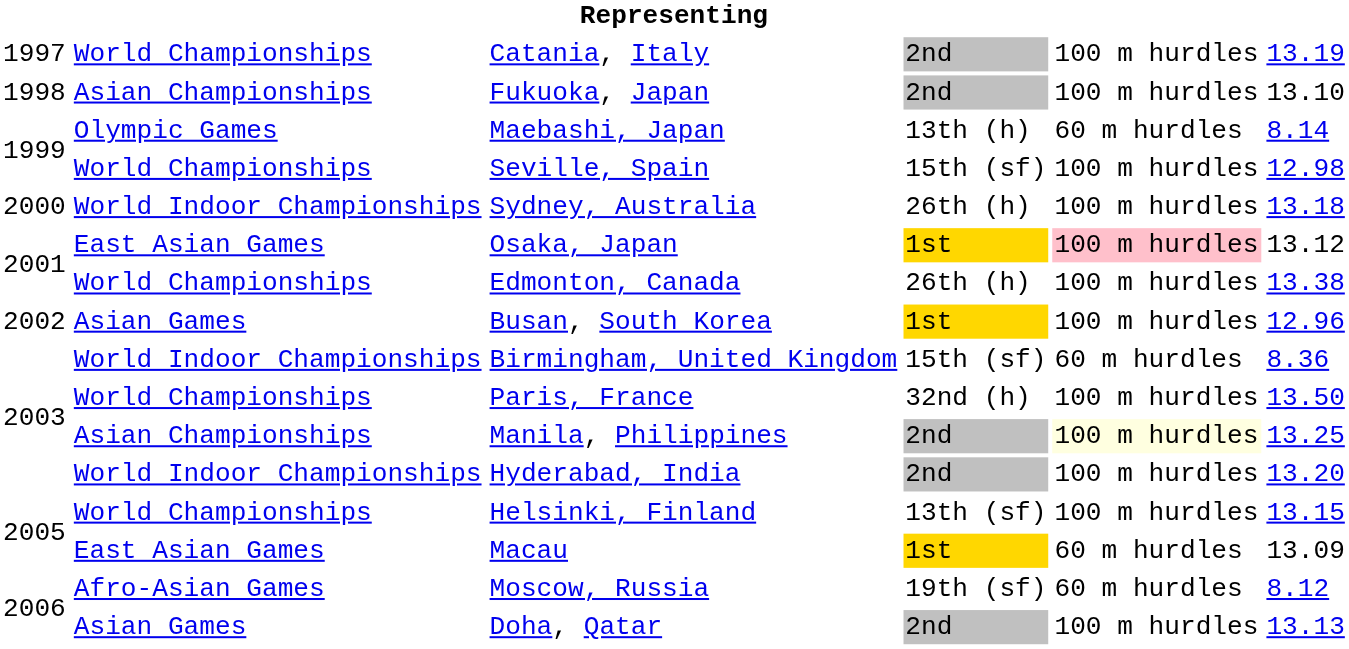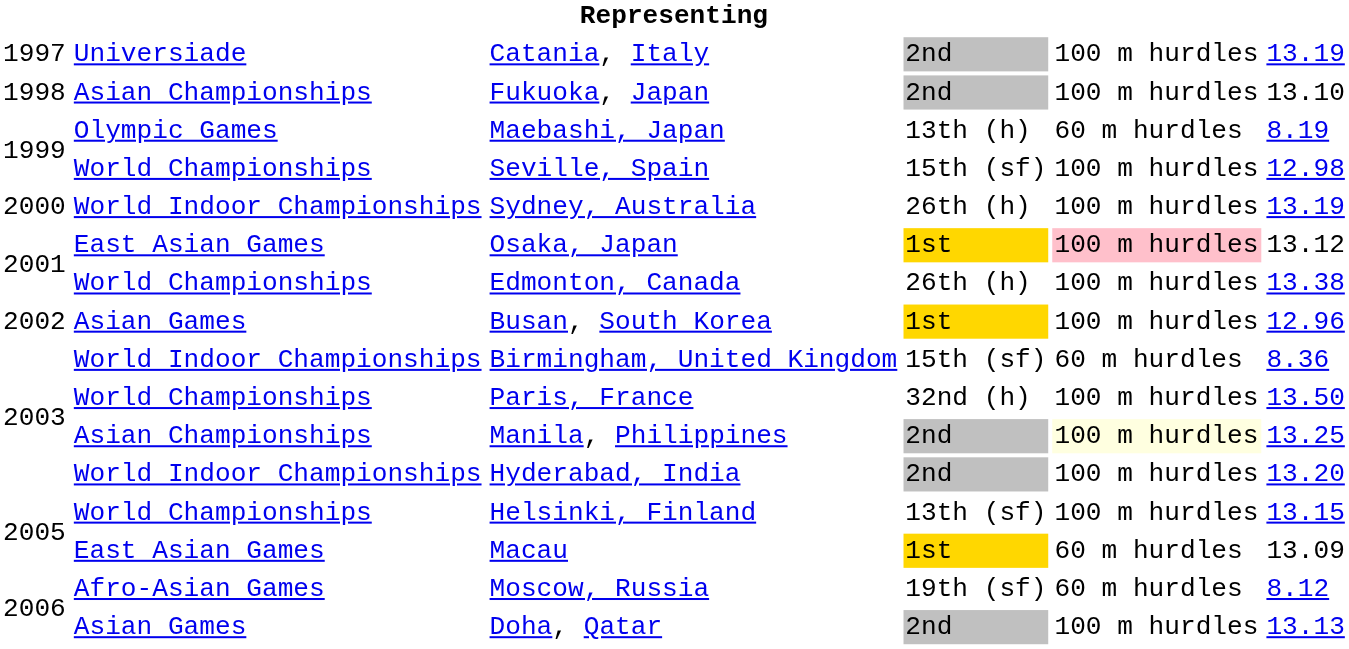(223, 54) World Championships -> (160, 54) Universiade
(1298, 131) 8.14 -> (1298, 131) 8.19
(1306, 207) 13.18 -> (1306, 207) 13.19
